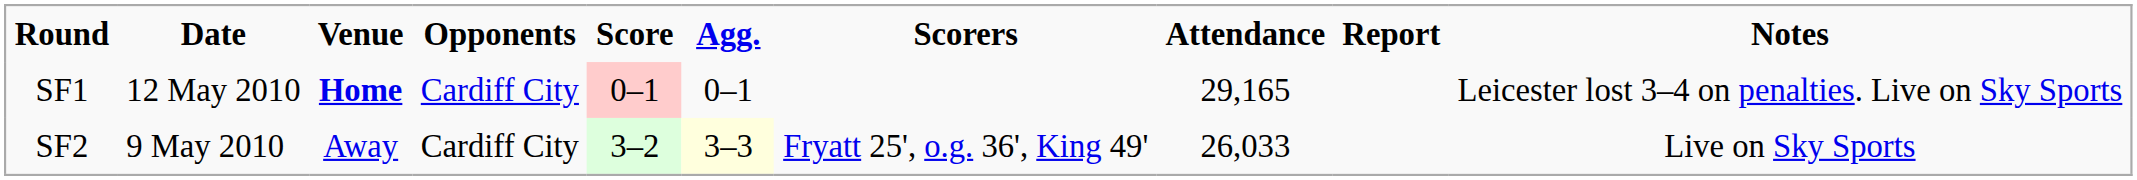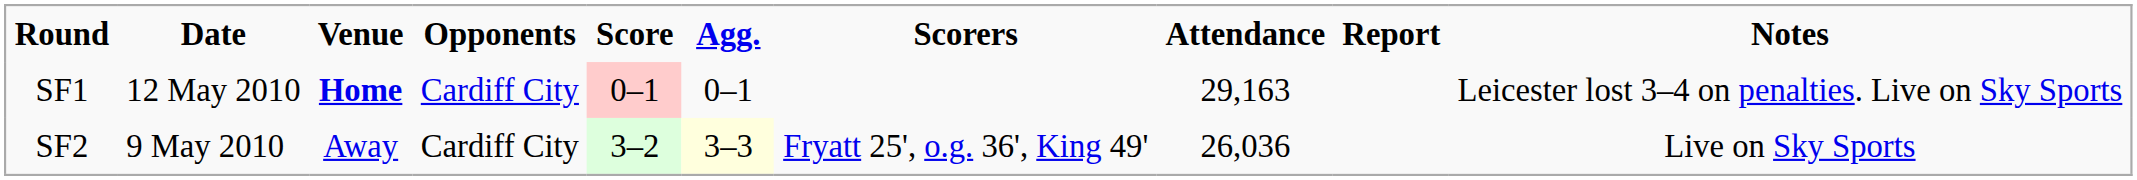(1245, 89) 29,165 -> (1245, 89) 29,163
(1245, 145) 26,033 -> (1245, 145) 26,036
